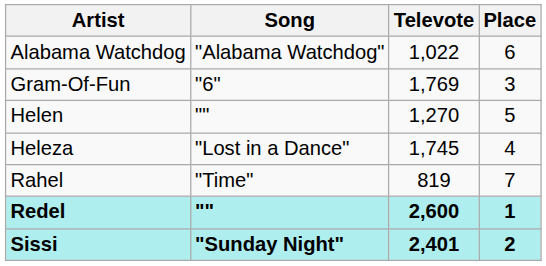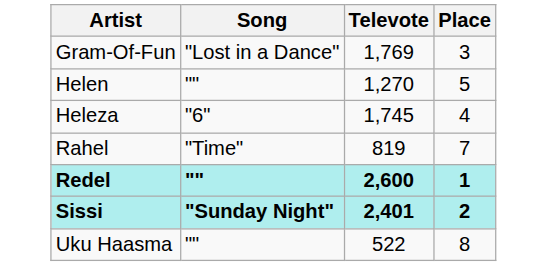- row: (98, 52)
(208, 84) "6" -> (262, 52) "Lost in a Dance"
(272, 148) "Lost in a Dance" -> (198, 116) "6"
+ row: (114, 244)
